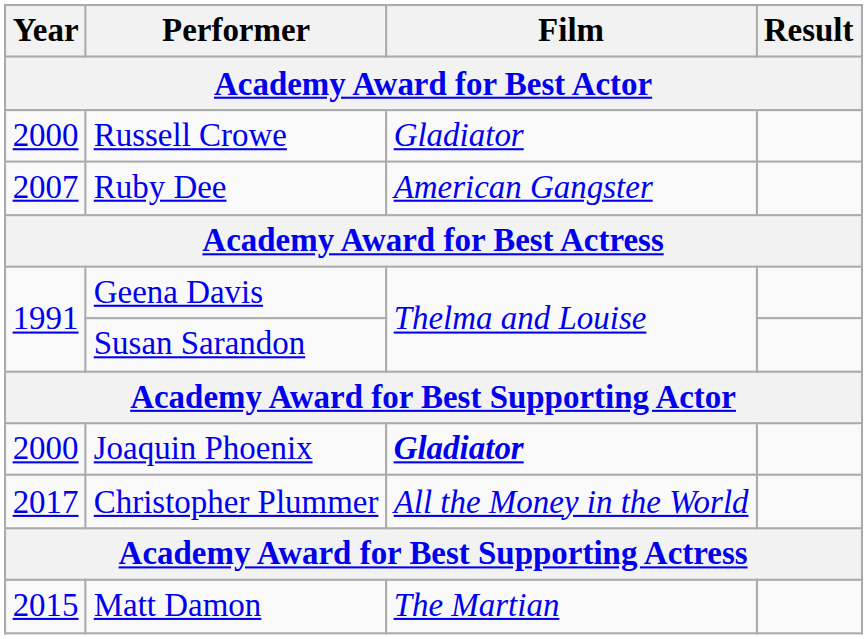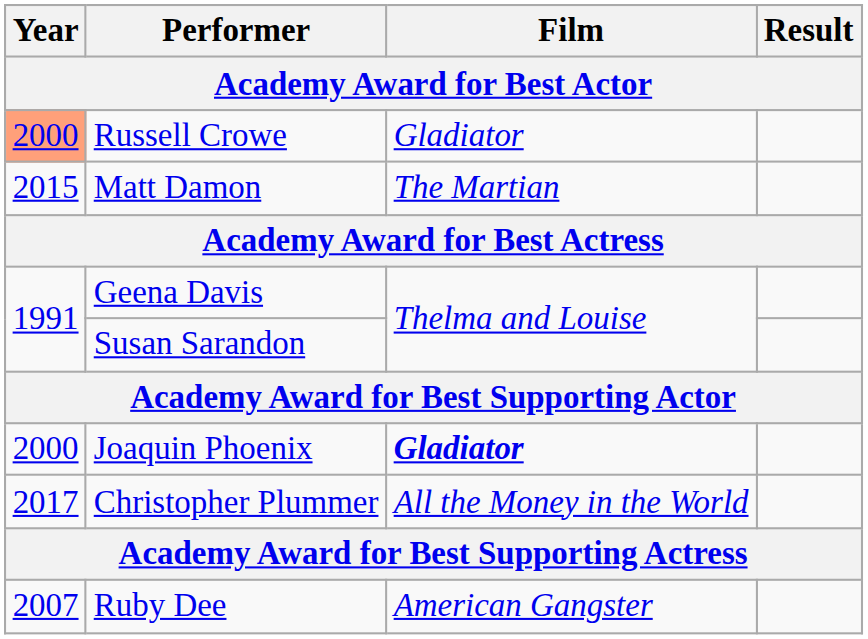(46, 135) no background -> (46, 135) lightsalmon background
rows swapped: (178, 605) <-> (160, 187)
